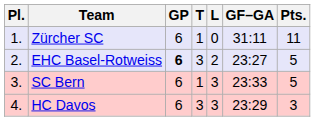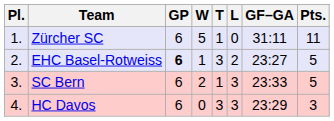+ column: (202, 15)
